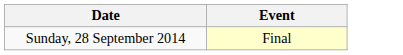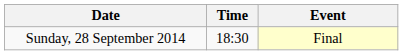+ column: (232, 15)
